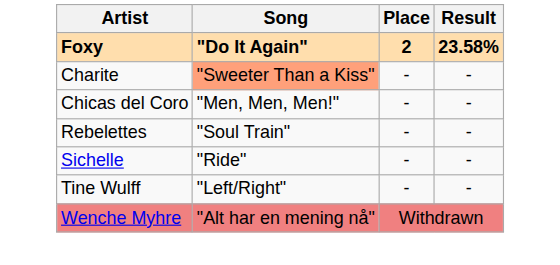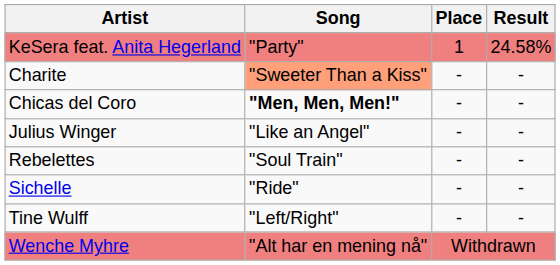+ row: (125, 47)
- row: (82, 47)
(268, 103) normal -> (324, 103) bold
+ row: (62, 132)
